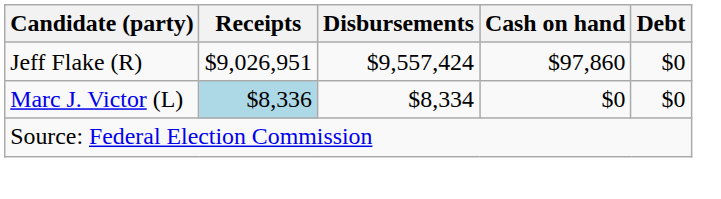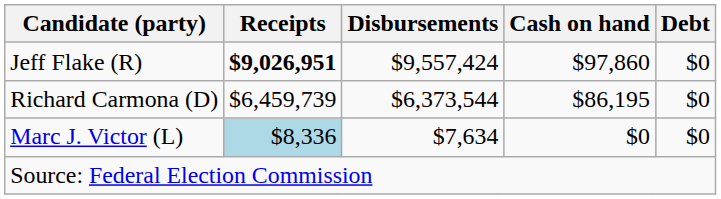(258, 61) normal -> (283, 61) bold
+ row: (114, 99)
(441, 99) $8,334 -> (466, 136) $7,634
